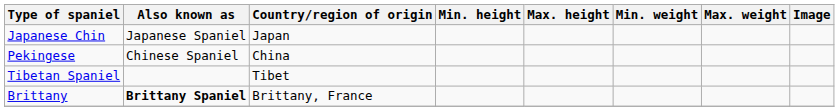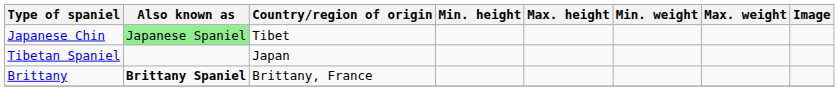(186, 35) no background -> (186, 35) lightgreen background
(271, 35) Japan -> (271, 35) Tibet
- row: (41, 55)
(271, 76) Tibet -> (271, 55) Japan
